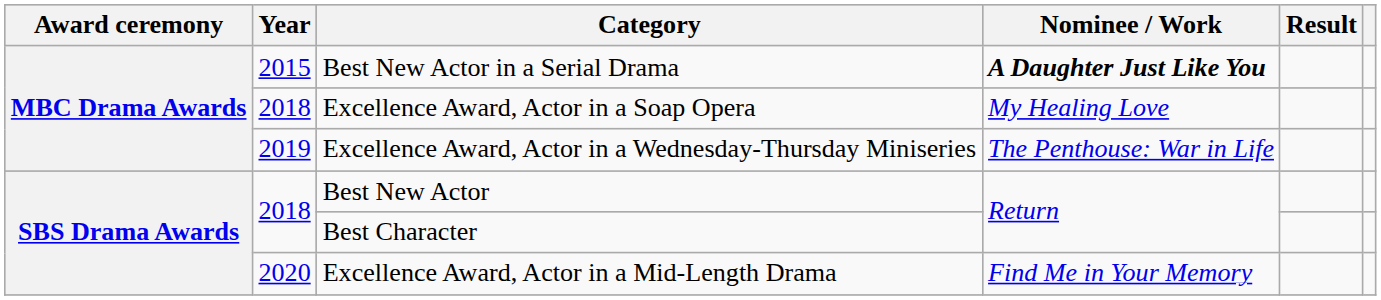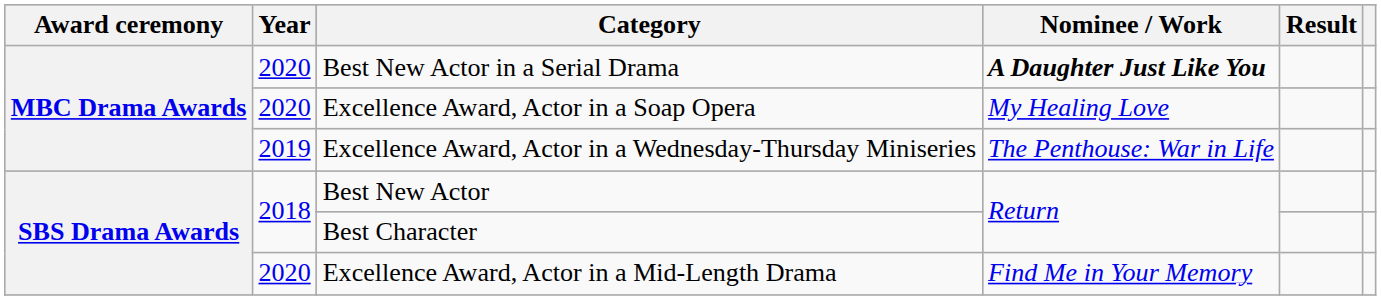(285, 66) 2015 -> (285, 66) 2020
(285, 107) 2018 -> (285, 107) 2020
